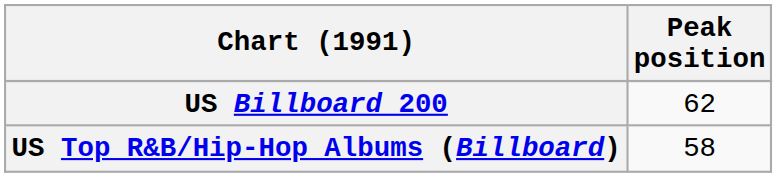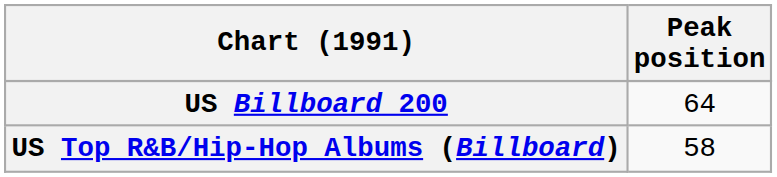(700, 104) 62 -> (700, 104) 64
